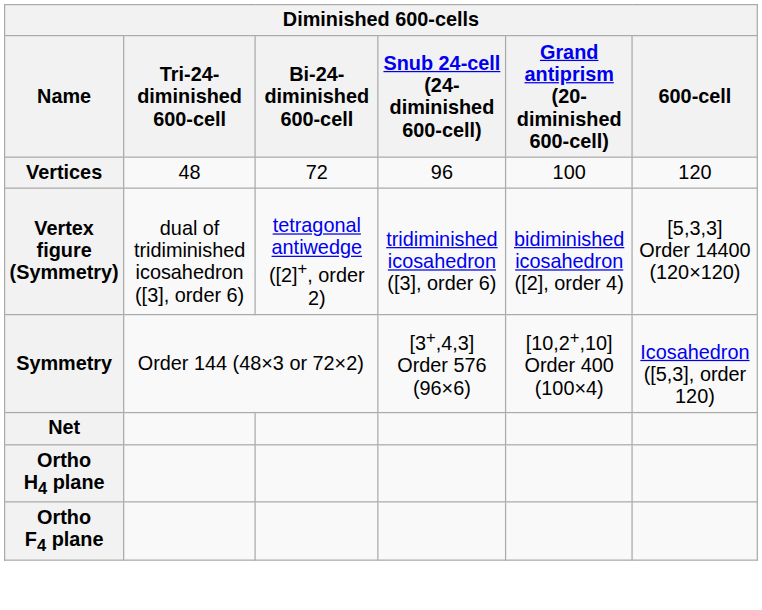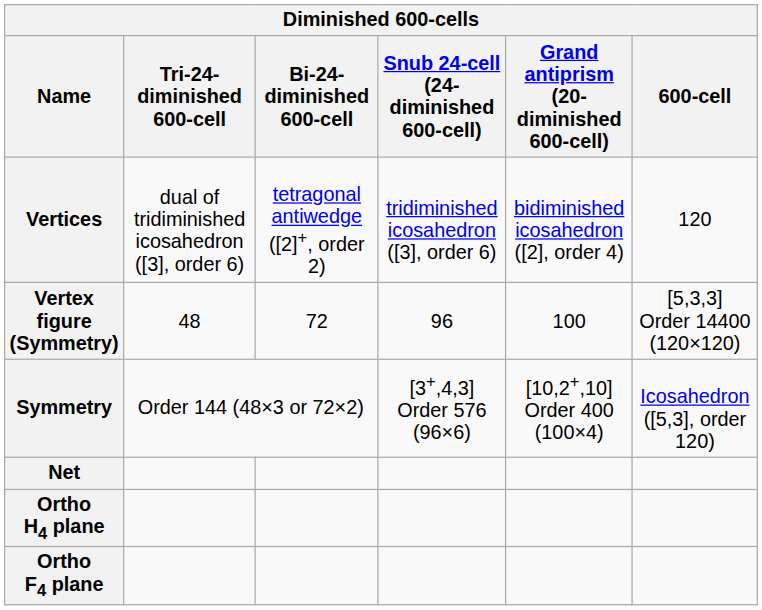(190, 172) 48 -> (190, 230) dual of tridiminished icosahedron ([3], order 6)
(317, 172) 72 -> (317, 230) tetragonal antiwedge ([2]+, order 2)
(442, 172) 96 -> (442, 230) tridiminished icosahedron ([3], order 6)
(569, 172) 100 -> (569, 230) bidiminished icosahedron ([2], order 4)
(190, 262) dual of tridiminished icosahedron ([3], order 6) -> (190, 320) 48
(317, 262) tetragonal antiwedge ([2]+, order 2) -> (317, 320) 72
(442, 262) tridiminished icosahedron ([3], order 6) -> (442, 320) 96
(569, 262) bidiminished icosahedron ([2], order 4) -> (569, 320) 100
